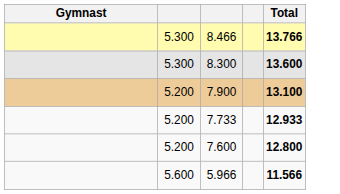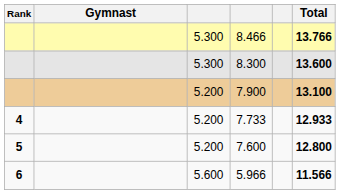+ column: (19, 14)
